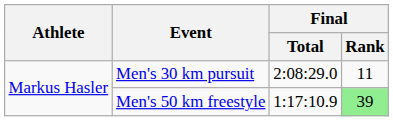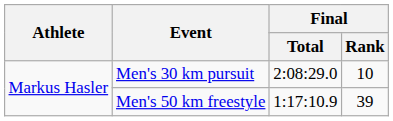(365, 74) 11 -> (365, 74) 10
(365, 102) lightgreen background -> (365, 102) no background
